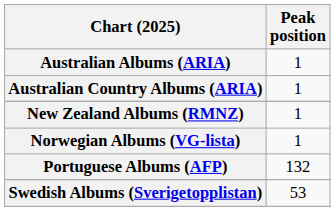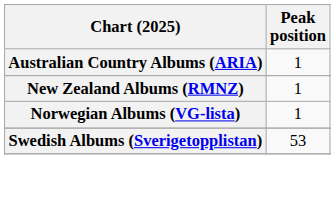- row: (135, 62)
- row: (135, 166)
